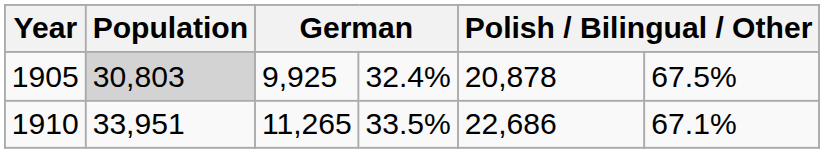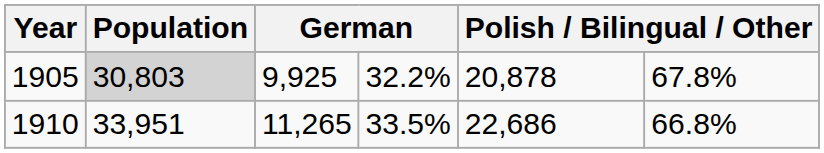(408, 76) 32.4% -> (408, 76) 32.2%
(694, 76) 67.5% -> (694, 76) 67.8%
(694, 123) 67.1% -> (694, 123) 66.8%
